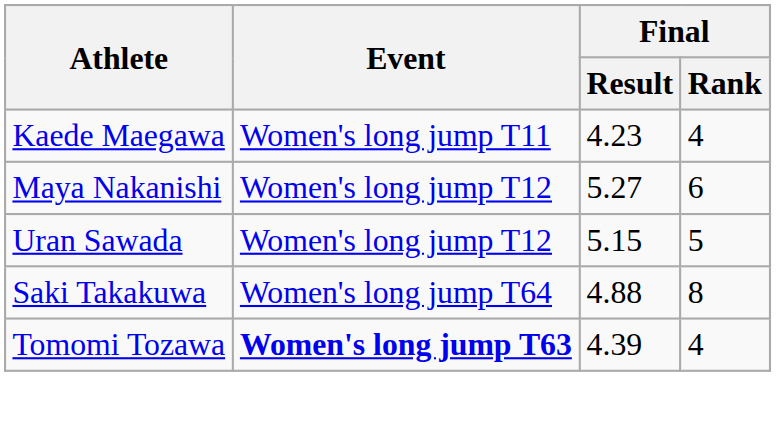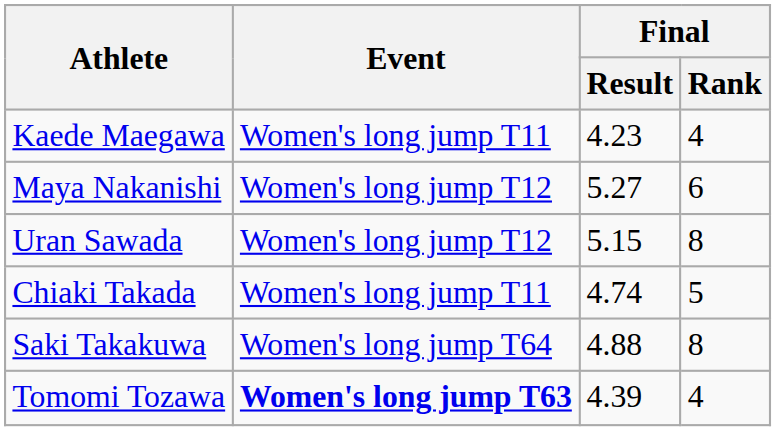(696, 240) 5 -> (696, 240) 8
+ row: (104, 292)
